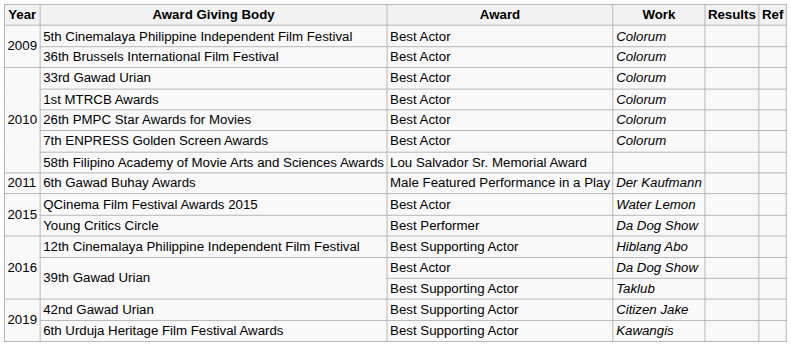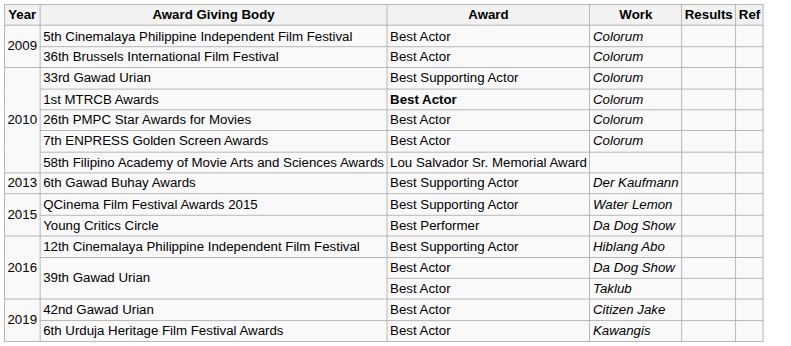(420, 78) Best Actor -> (454, 78) Best Supporting Actor
(420, 99) normal -> (423, 99) bold
(22, 183) 2011 -> (22, 183) 2013
(500, 183) Male Featured Performance in a Play -> (454, 183) Best Supporting Actor
(420, 204) Best Actor -> (454, 204) Best Supporting Actor
(454, 288) Best Supporting Actor -> (420, 288) Best Actor
(454, 309) Best Supporting Actor -> (420, 309) Best Actor
(454, 330) Best Supporting Actor -> (420, 330) Best Actor
